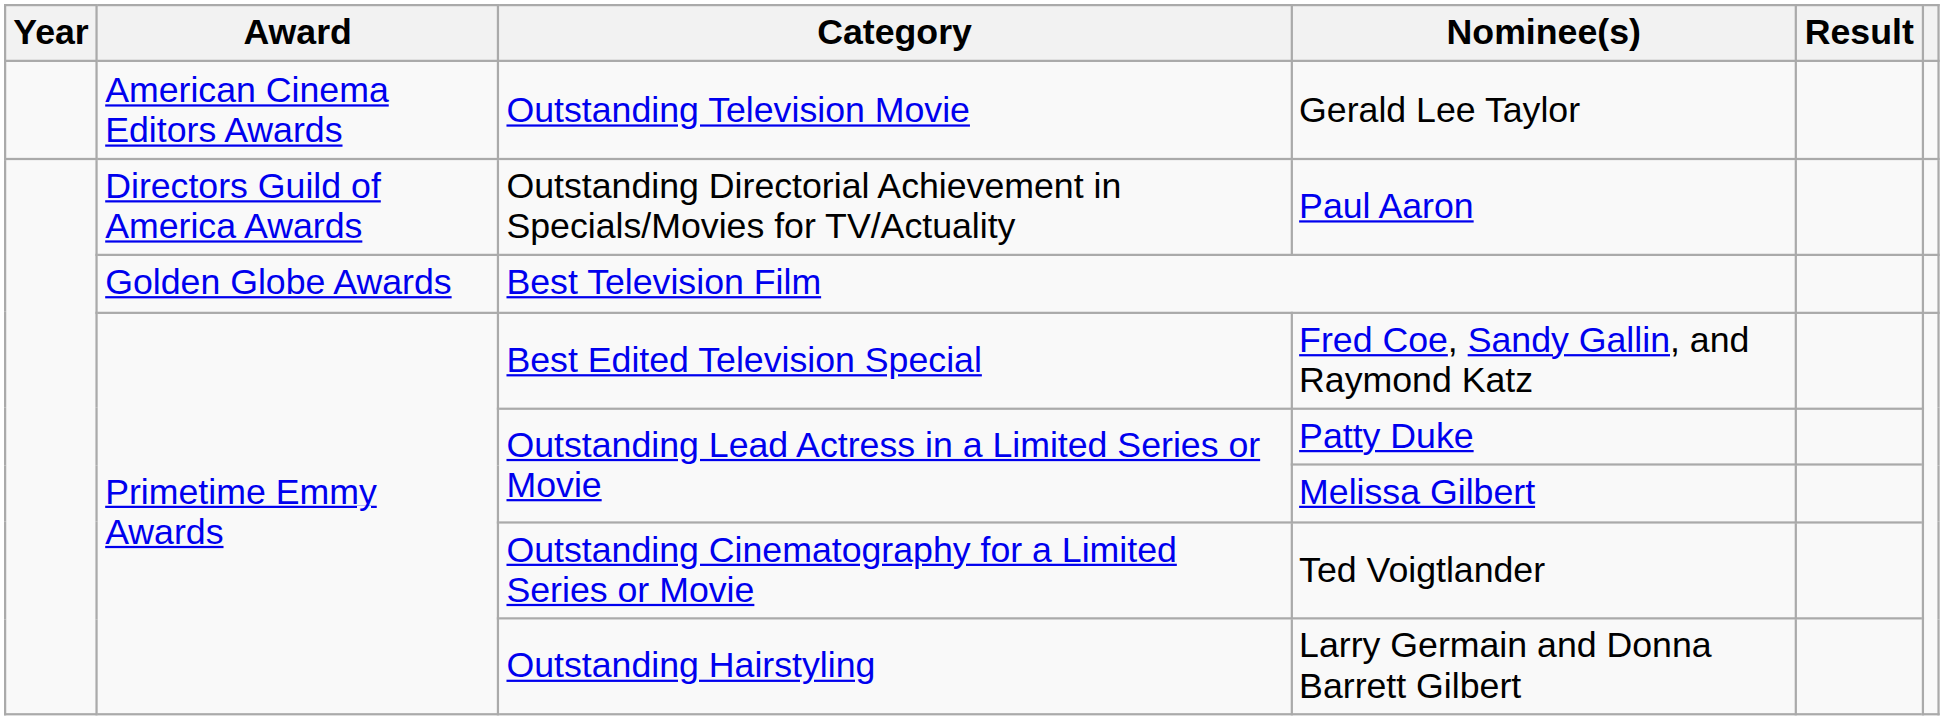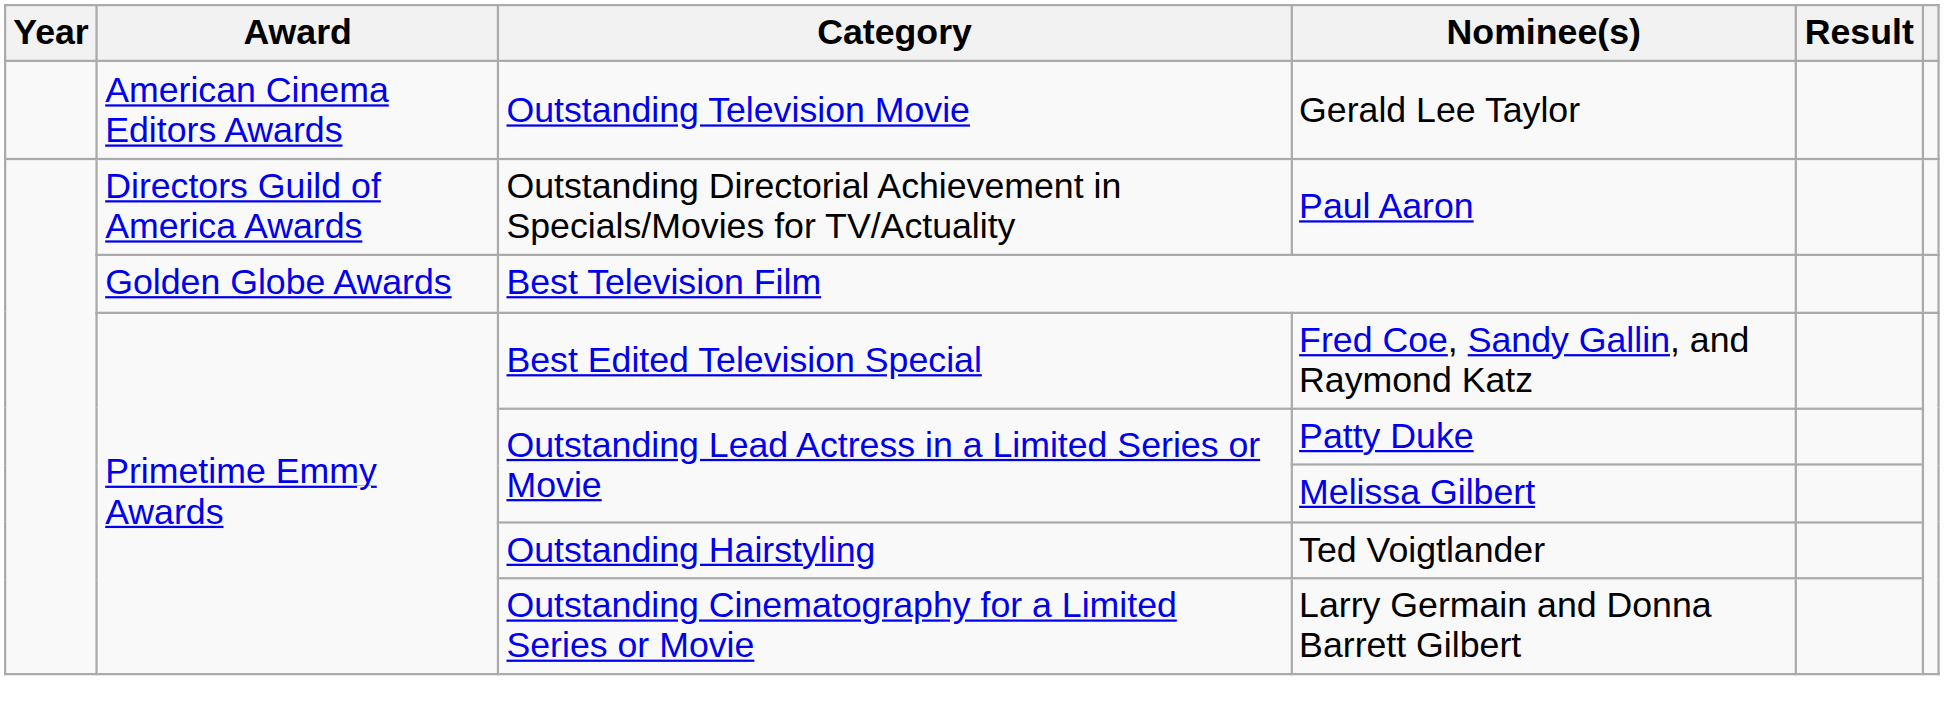(842, 569) Outstanding Cinematography for a Limited Series or Movie -> (691, 549) Outstanding Hairstyling
(691, 666) Outstanding Hairstyling -> (842, 625) Outstanding Cinematography for a Limited Series or Movie
